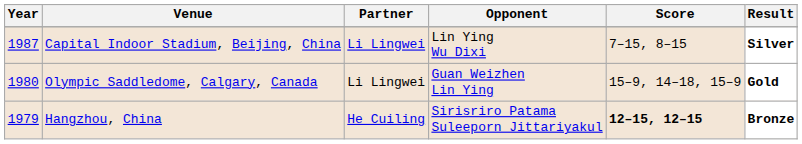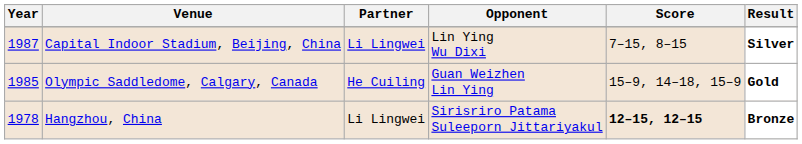(23, 82) 1980 -> (23, 82) 1985
(386, 82) Li Lingwei -> (386, 82) He Cuiling
(23, 119) 1979 -> (23, 119) 1978
(386, 119) He Cuiling -> (386, 119) Li Lingwei
